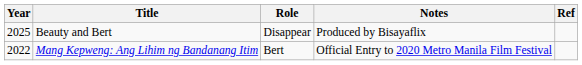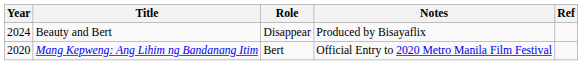(19, 32) 2025 -> (19, 32) 2024
(19, 50) 2022 -> (19, 50) 2020
